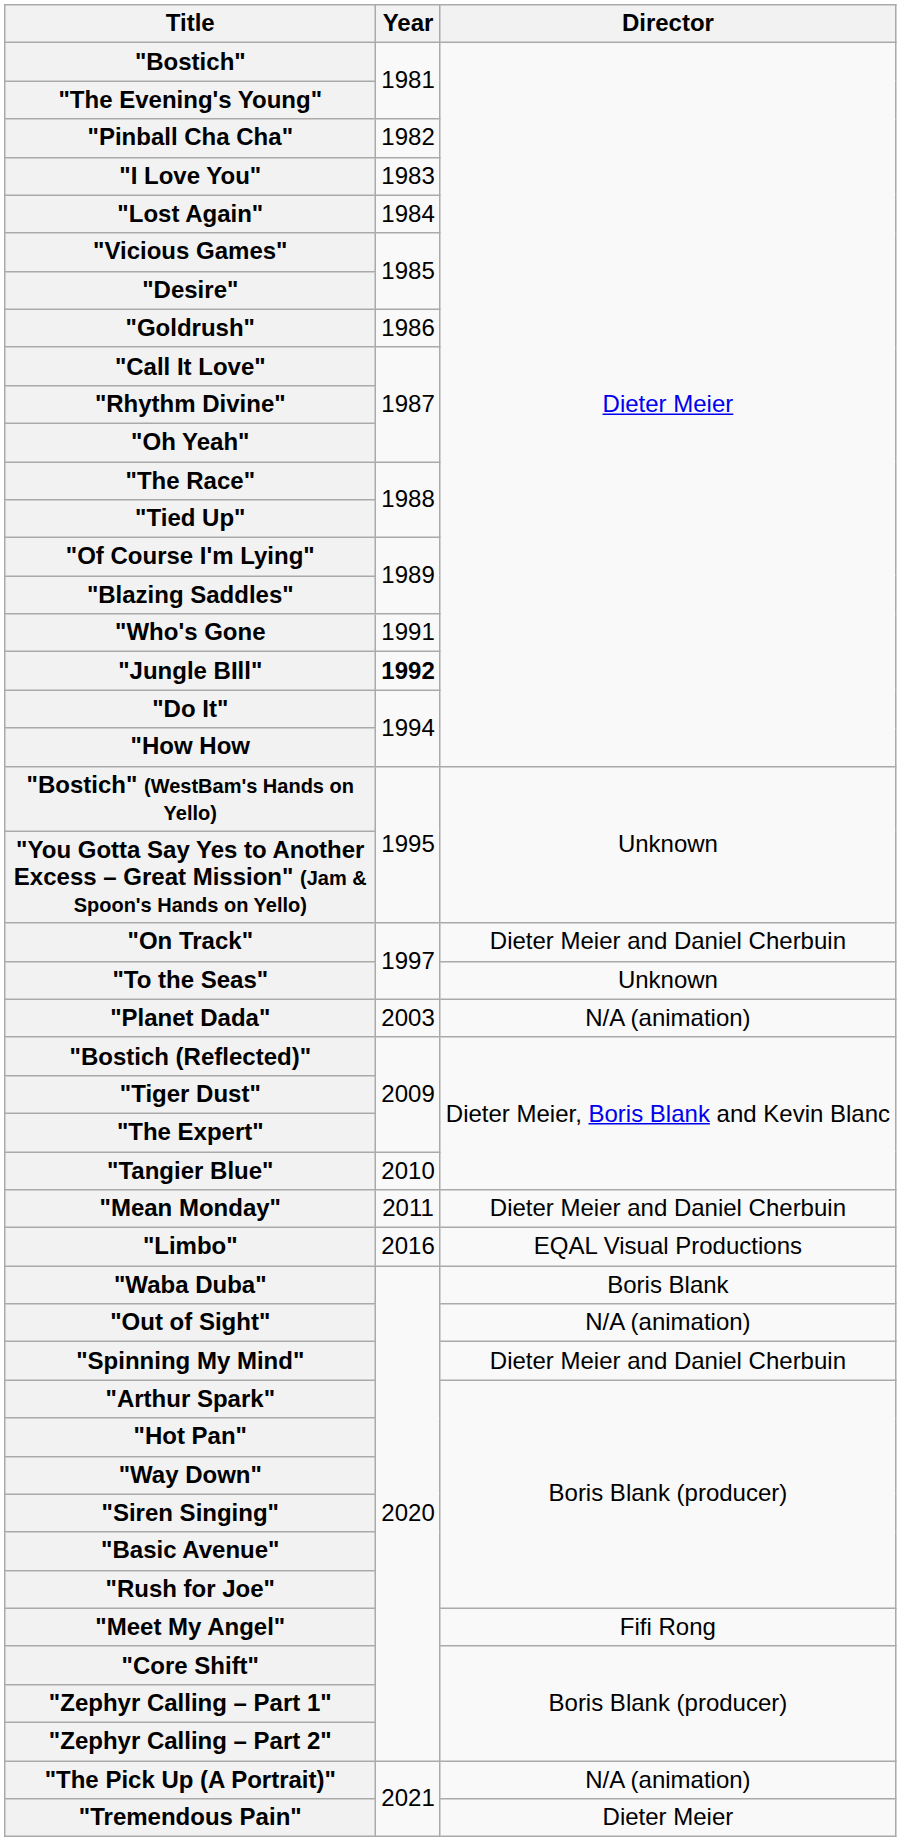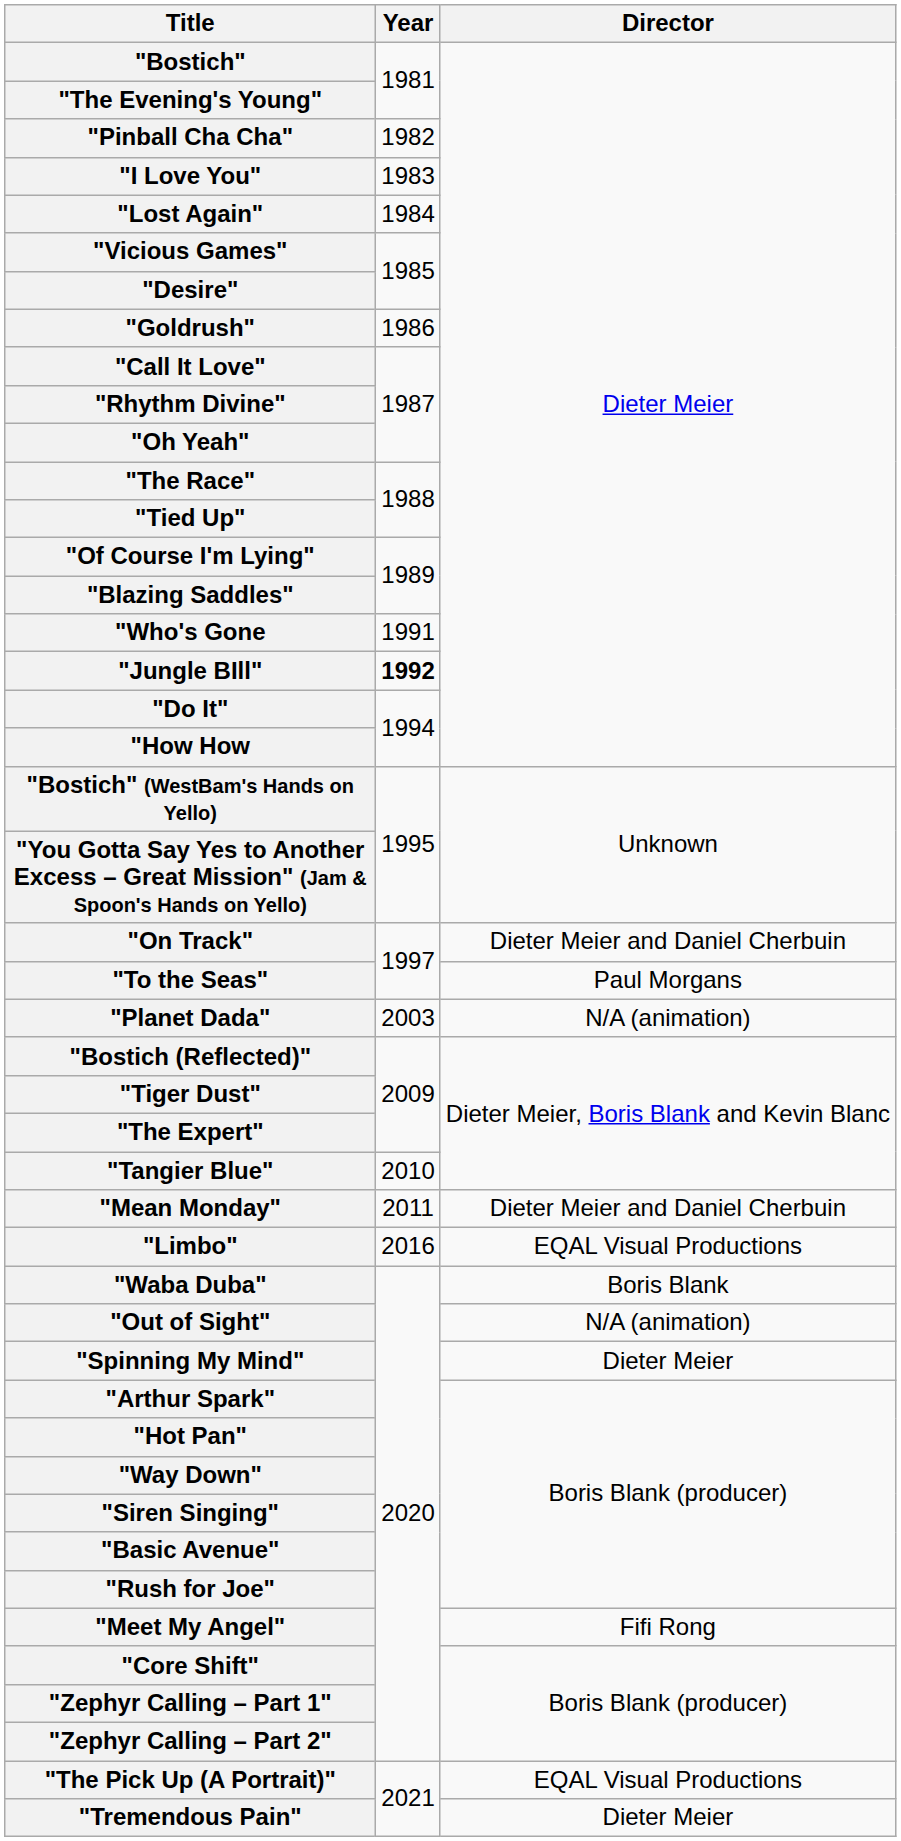(668, 979) Unknown -> (668, 979) Paul Morgans
(668, 1360) Dieter Meier and Daniel Cherbuin -> (668, 1360) Dieter Meier
(668, 1779) N/A (animation) -> (668, 1779) EQAL Visual Productions
